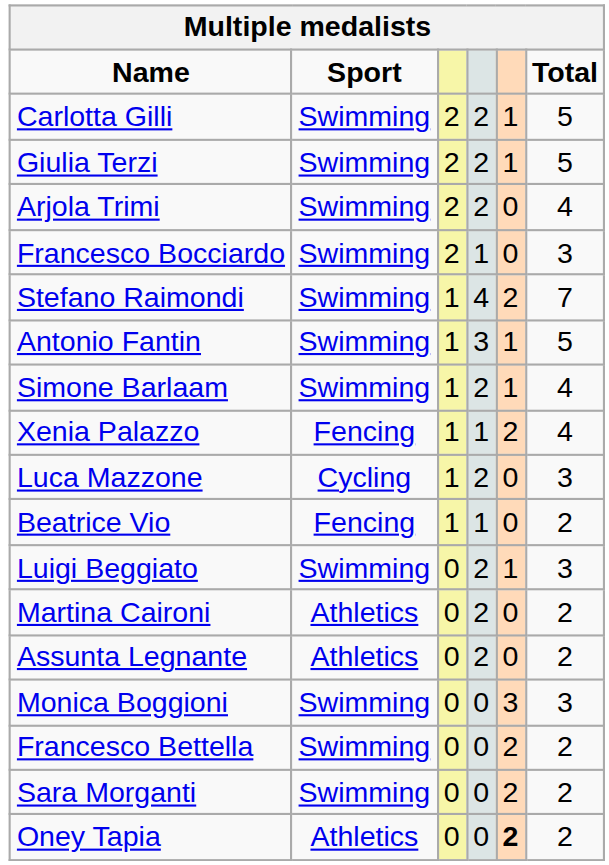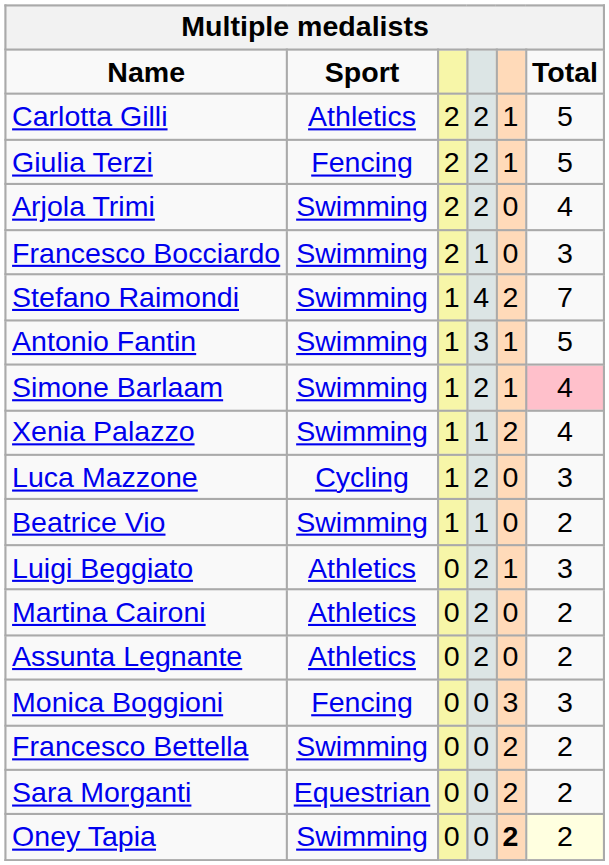(364, 117) Swimming -> (362, 117) Athletics
(364, 162) Swimming -> (362, 162) Fencing
(565, 387) no background -> (565, 387) pink background
(364, 432) Fencing -> (362, 432) Swimming
(364, 522) Fencing -> (362, 522) Swimming
(364, 567) Swimming -> (362, 567) Athletics
(364, 702) Swimming -> (362, 702) Fencing
(364, 792) Swimming -> (362, 792) Equestrian
(364, 837) Athletics -> (362, 837) Swimming
(565, 837) no background -> (565, 837) lightyellow background
